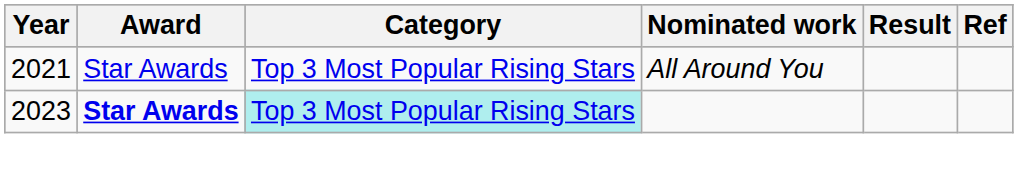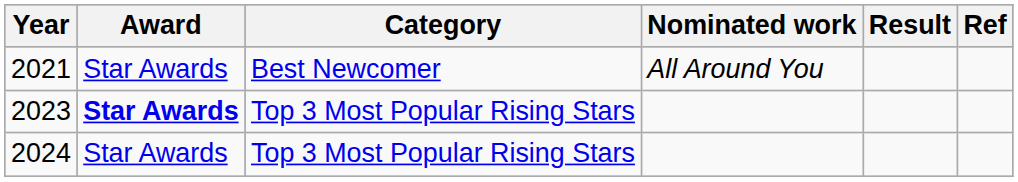(443, 68) Top 3 Most Popular Rising Stars -> (346, 68) Best Newcomer
(443, 111) paleturquoise background -> (443, 111) no background
+ row: (41, 153)
